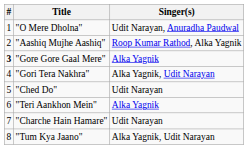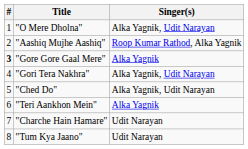(175, 27) Udit Narayan, Anuradha Paudwal -> (163, 27) Alka Yagnik, Udit Narayan
(137, 90) Udit Narayan -> (163, 90) Alka Yagnik, Udit Narayan
(163, 136) Alka Yagnik, Udit Narayan -> (137, 136) Udit Narayan
